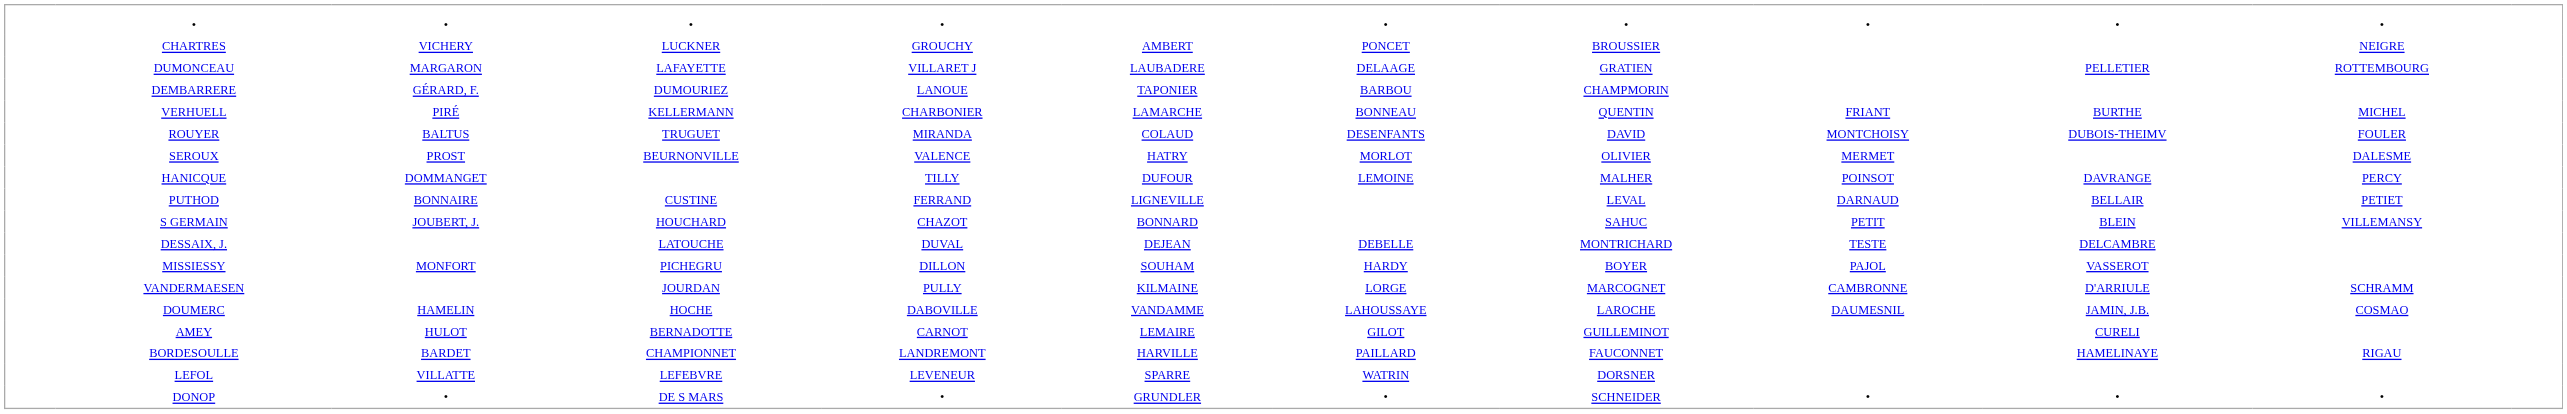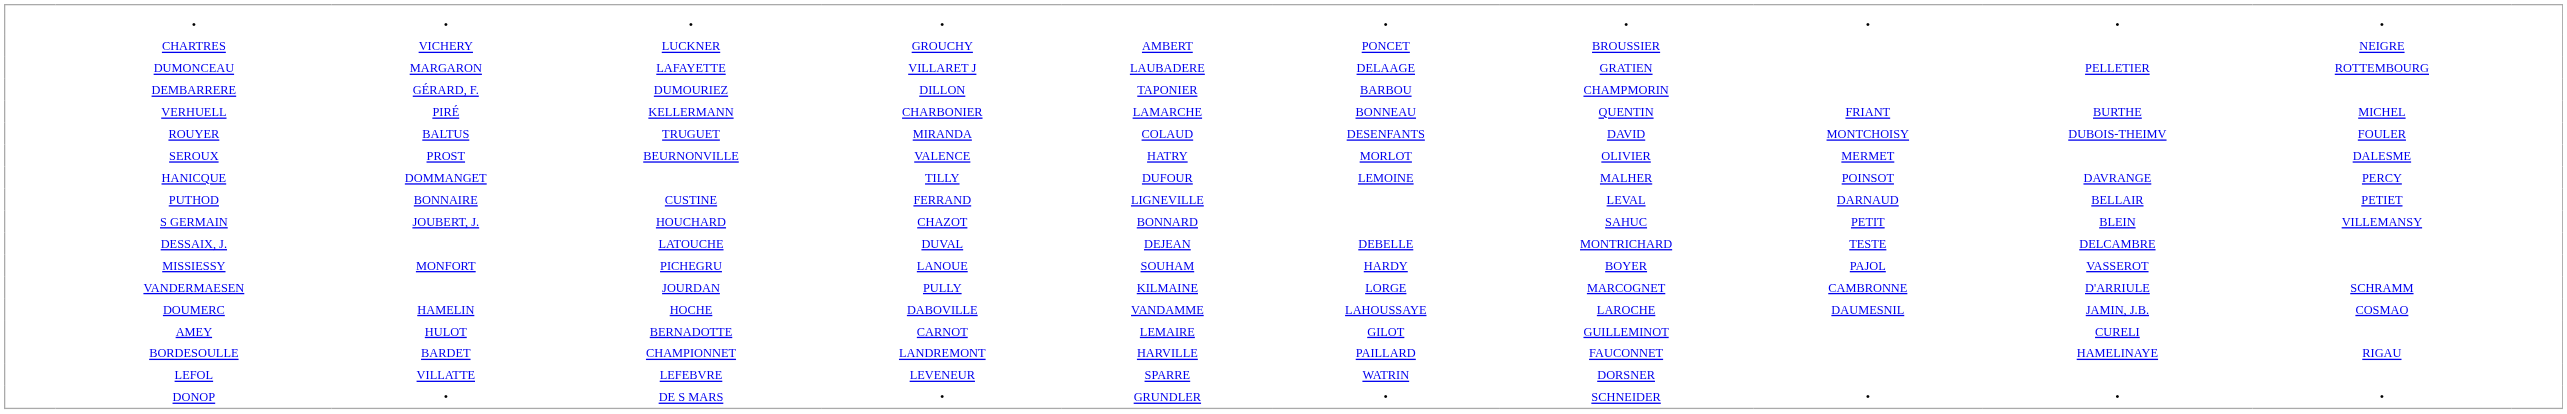(942, 90) LANOUE -> (942, 90) DILLON
(942, 265) DILLON -> (942, 265) LANOUE
